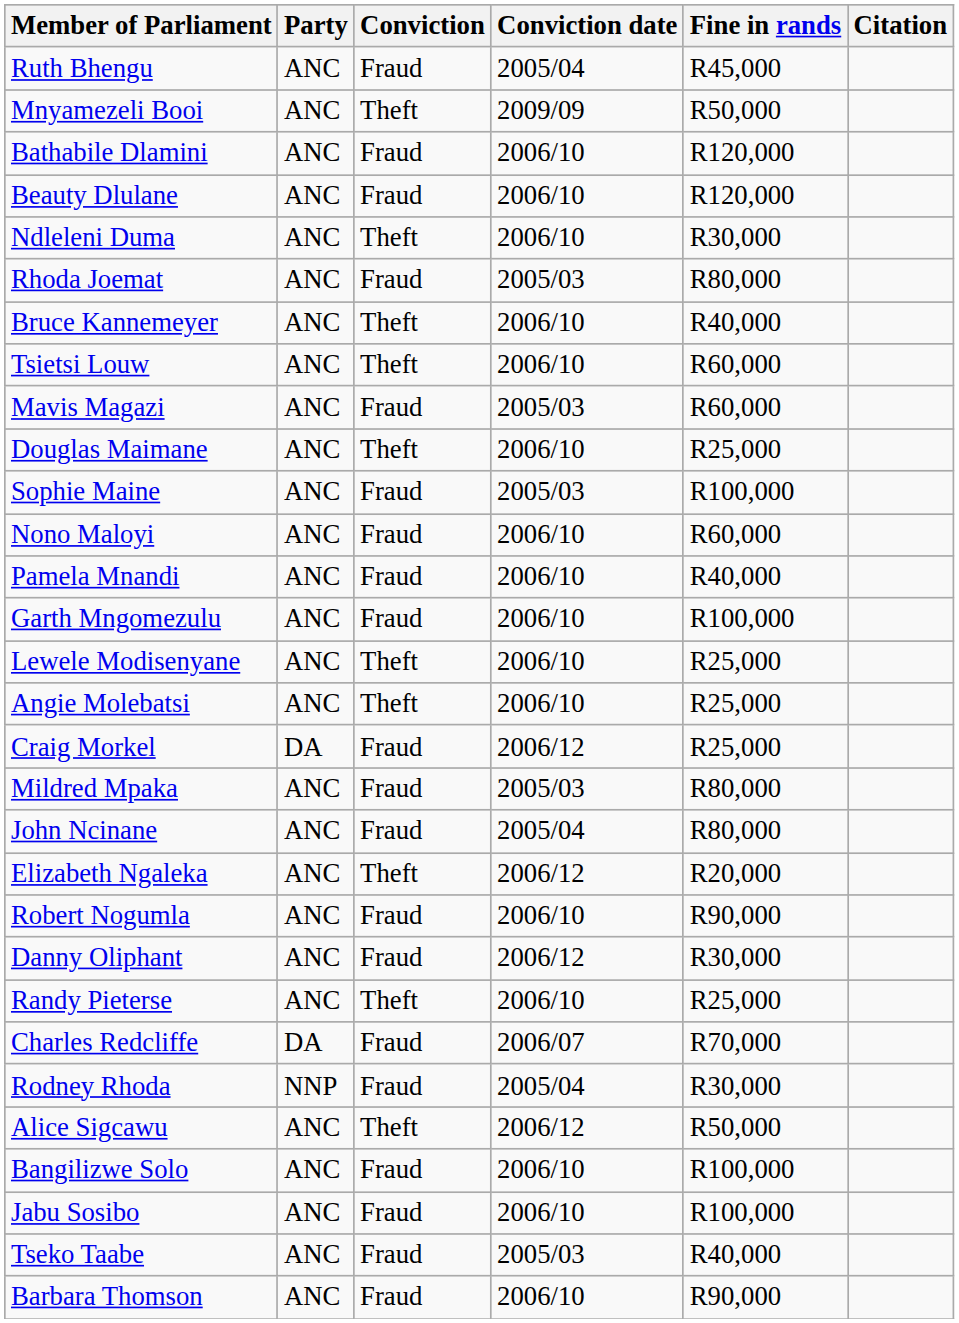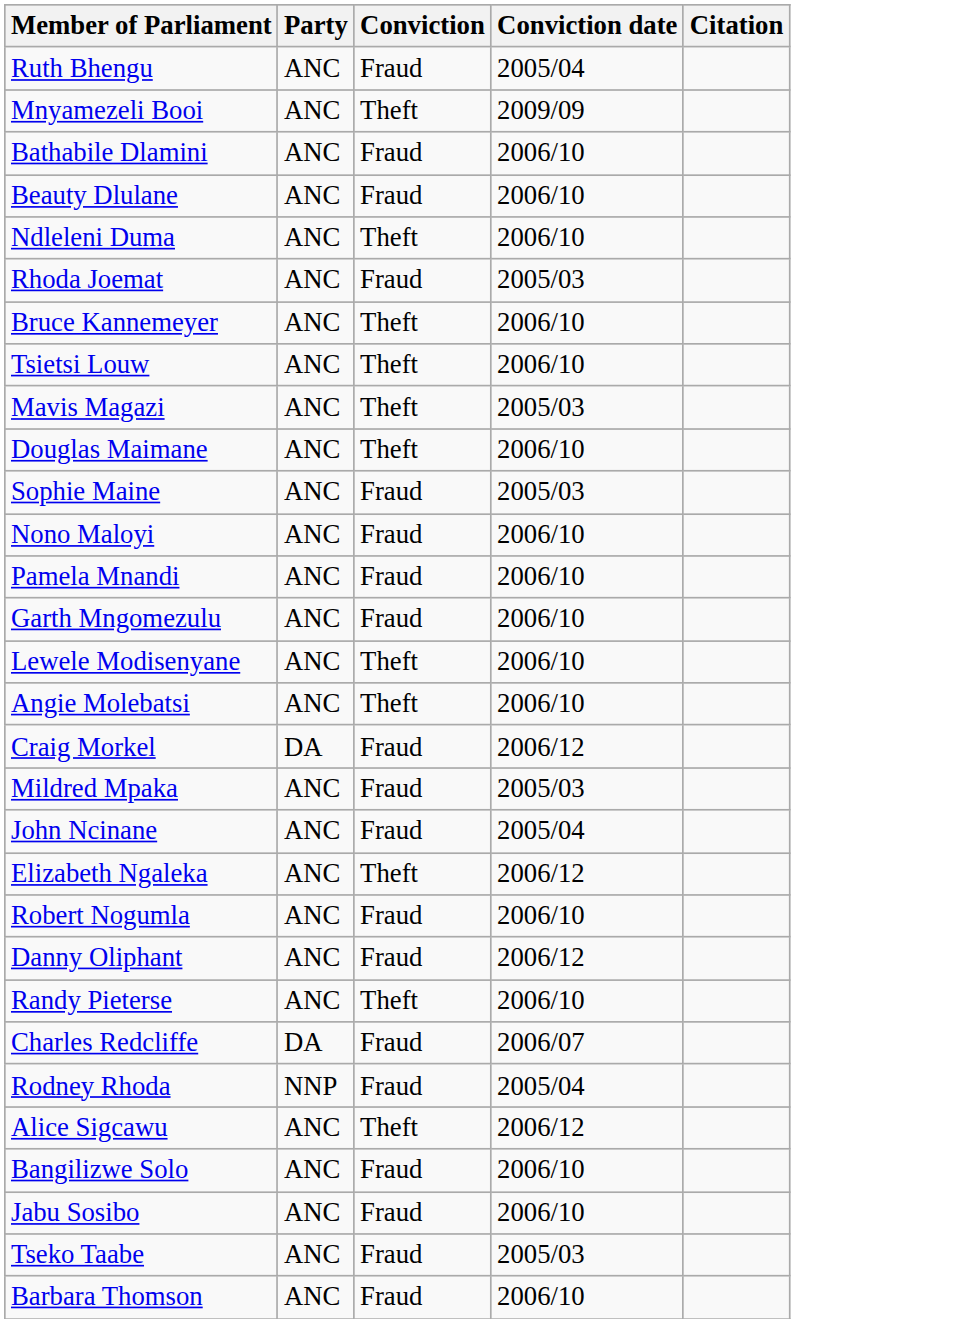- column: (766, 25)
(391, 407) Fraud -> (389, 407) Theft
